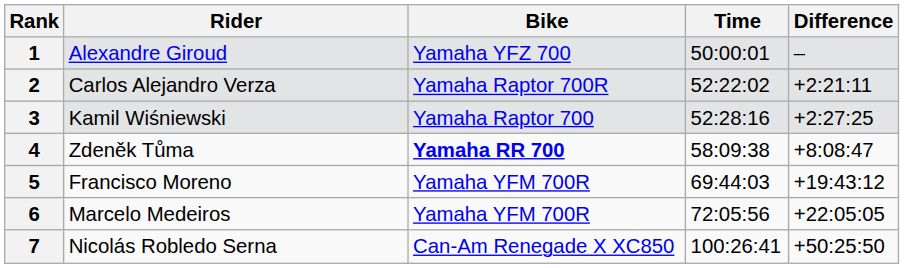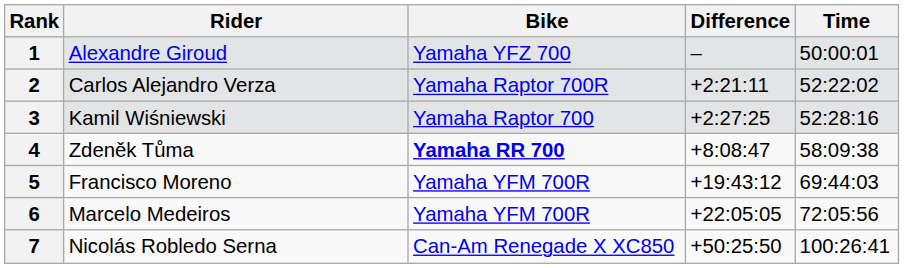columns swapped: (737, 21) <-> (844, 21)
